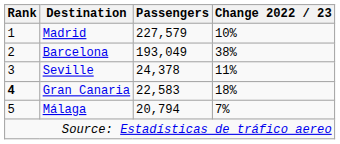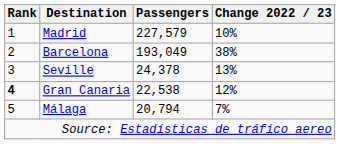(226, 72) 11% -> (226, 72) 13%
(158, 91) 22,583 -> (158, 91) 22,538
(226, 91) 18% -> (226, 91) 12%
